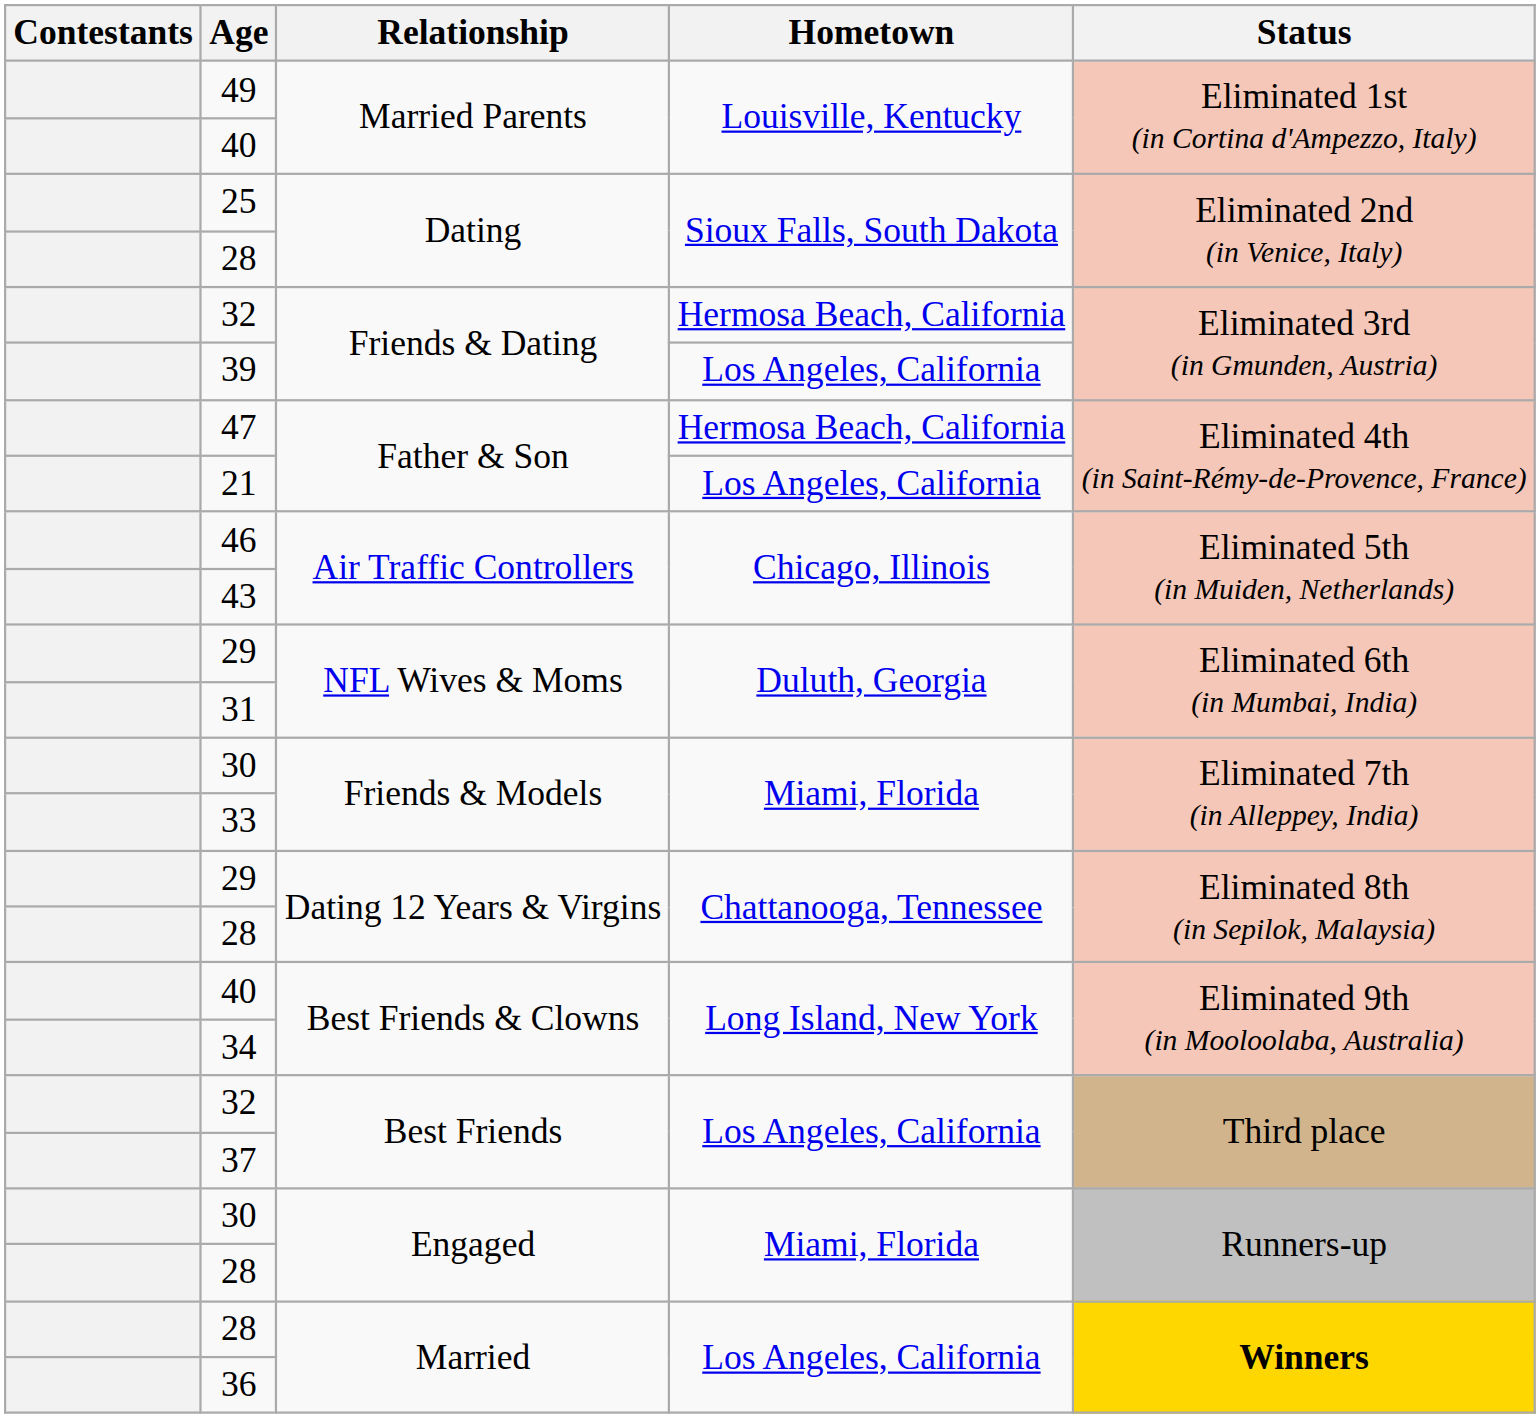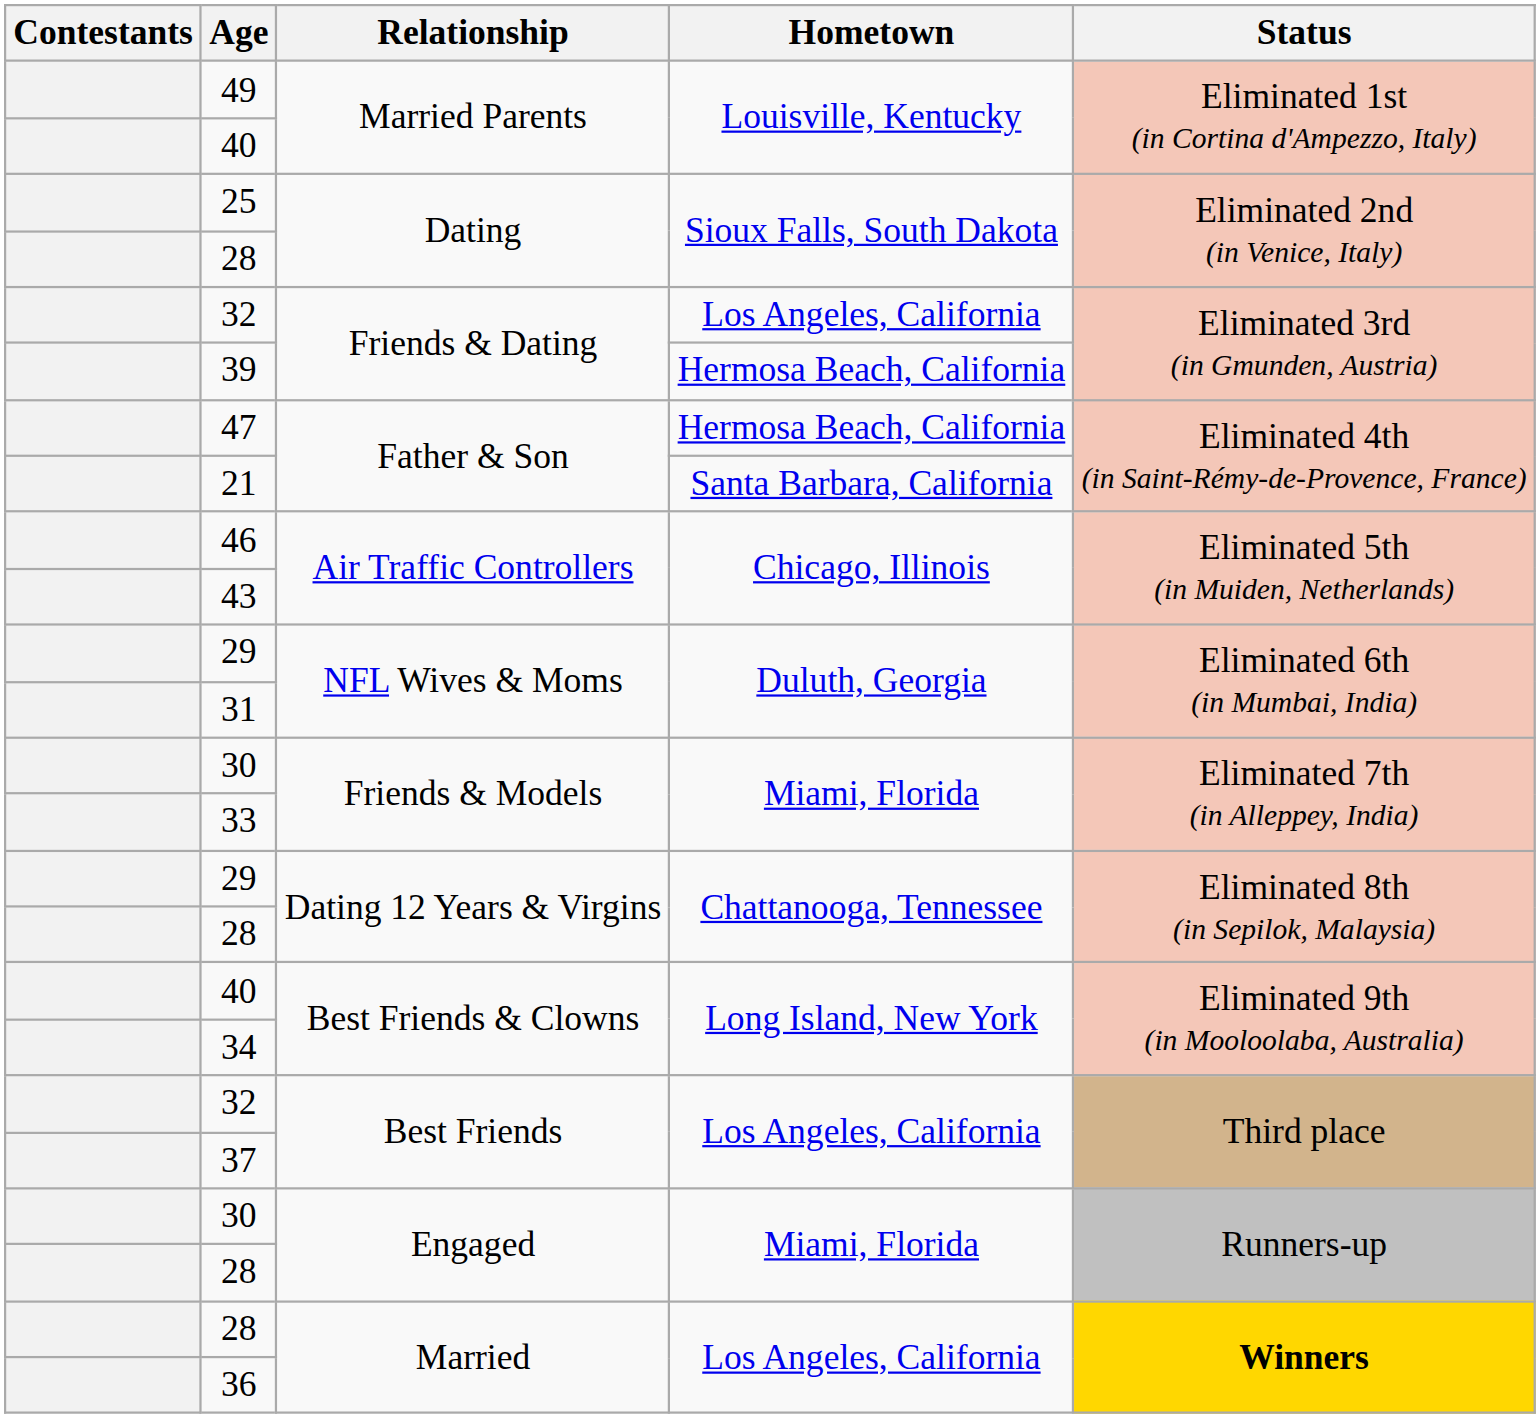(871, 314) Hermosa Beach, California -> (871, 314) Los Angeles, California
(871, 370) Los Angeles, California -> (871, 370) Hermosa Beach, California
(871, 483) Los Angeles, California -> (871, 483) Santa Barbara, California
